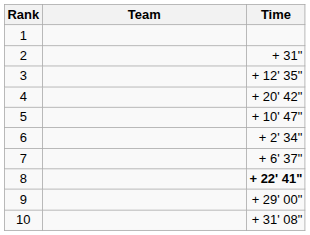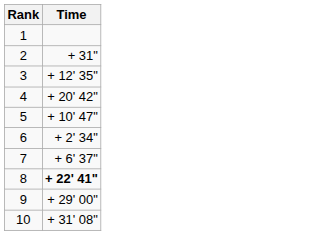- column: (144, 14)
